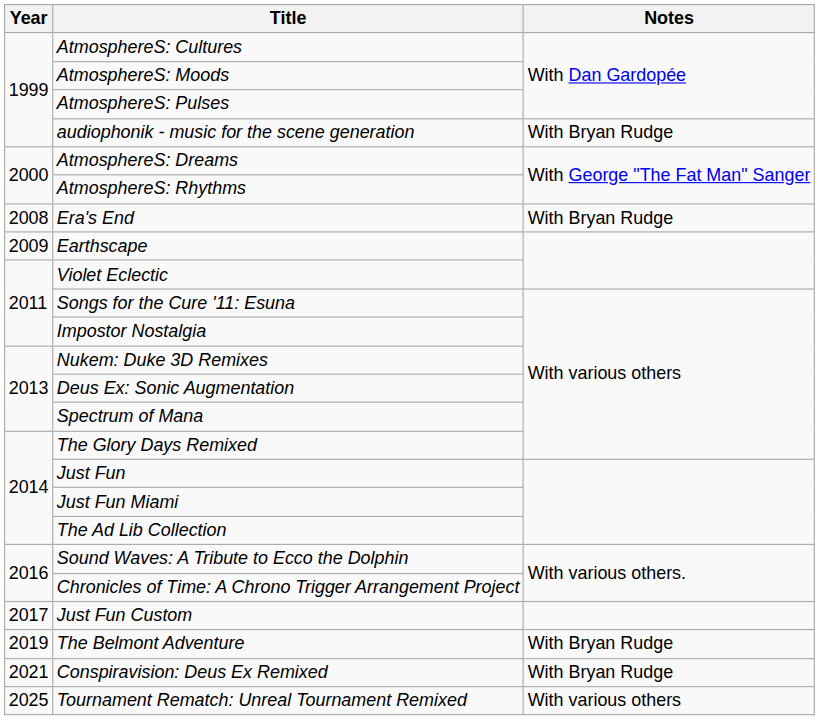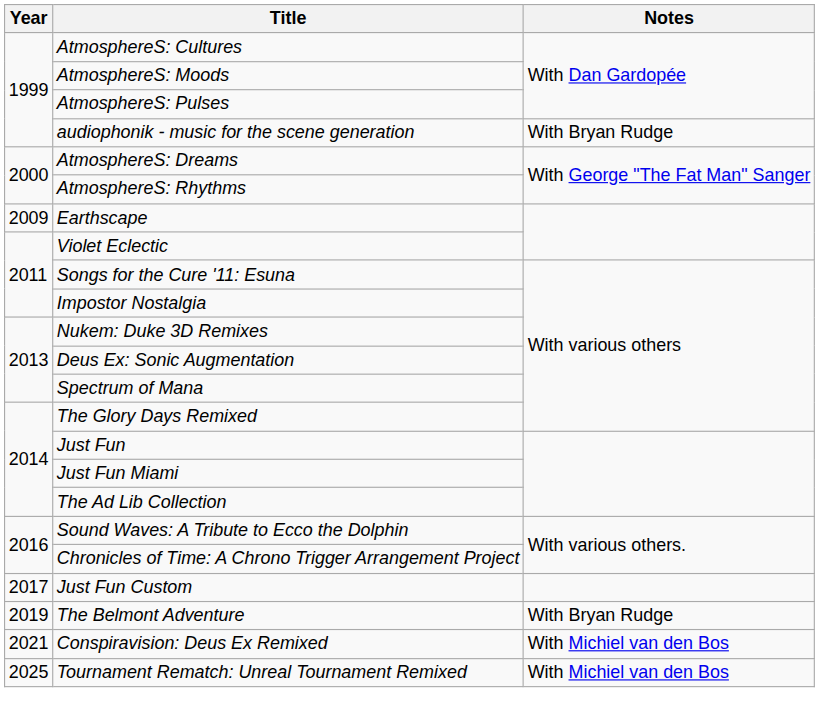- row: (95, 217)
(600, 672) With Bryan Rudge -> (628, 643) With Michiel van den Bos
(604, 700) With various others -> (628, 672) With Michiel van den Bos
